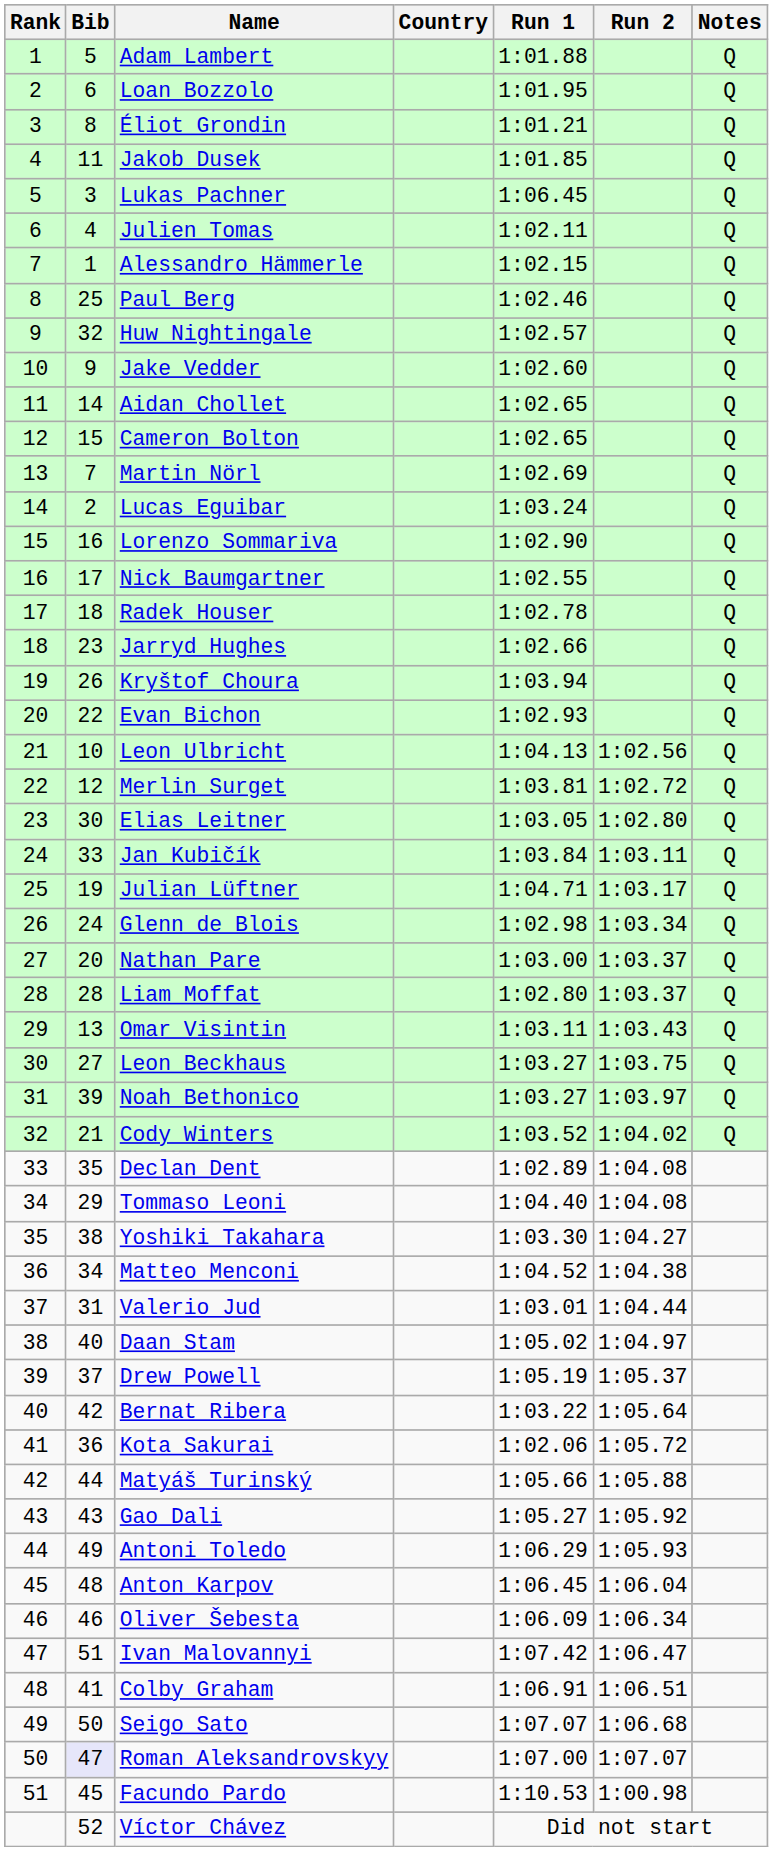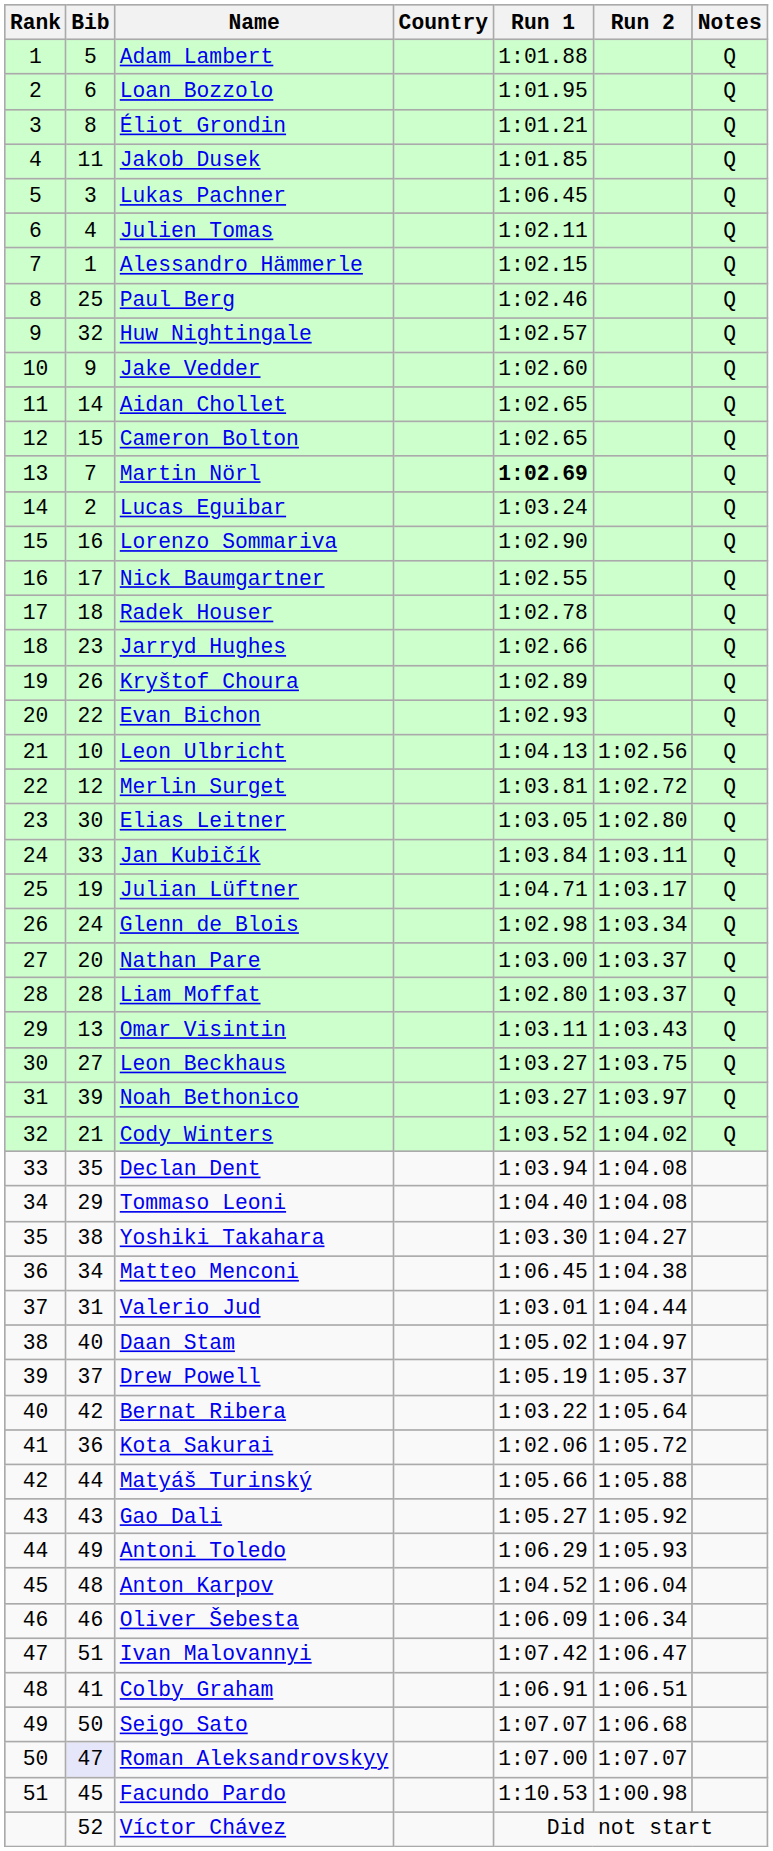(543, 474) normal -> (543, 474) bold
(543, 682) 1:03.94 -> (543, 682) 1:02.89
(543, 1169) 1:02.89 -> (543, 1169) 1:03.94
(543, 1273) 1:04.52 -> (543, 1273) 1:06.45
(543, 1586) 1:06.45 -> (543, 1586) 1:04.52
